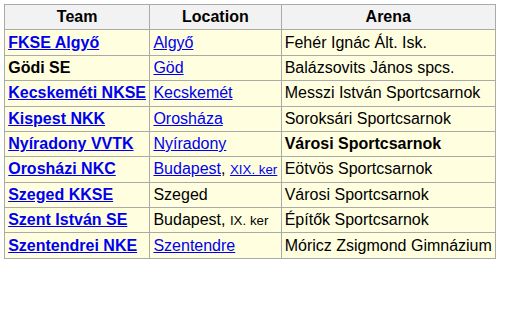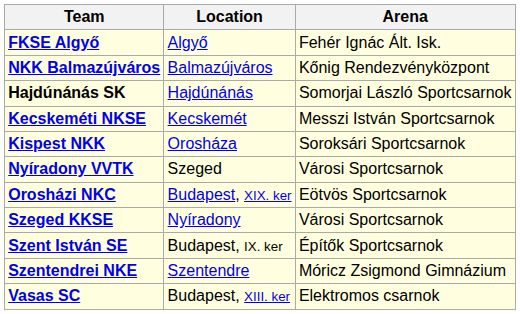+ row: (84, 67)
- row: (39, 67)
+ row: (67, 93)
(190, 144) Nyíradony -> (195, 169) Szeged
(363, 144) bold -> (371, 169) normal
(181, 194) Szeged -> (204, 220) Nyíradony
+ row: (44, 296)
